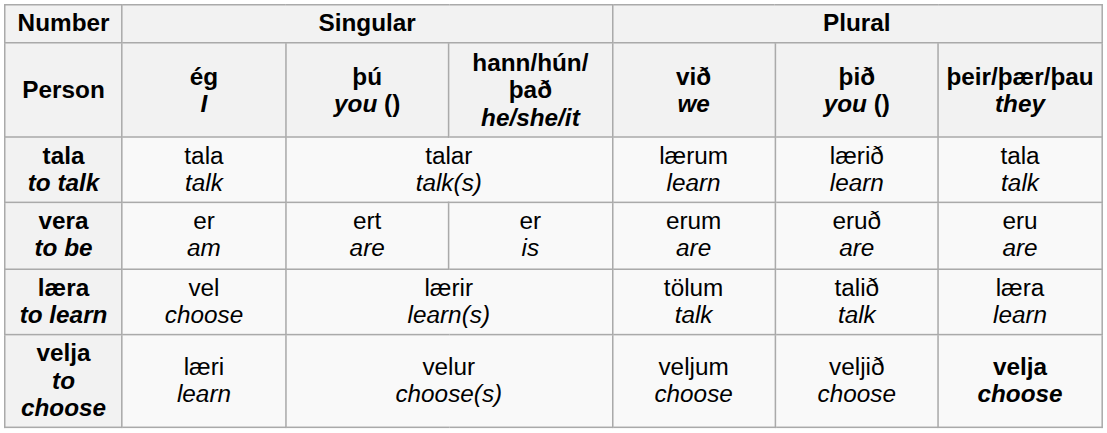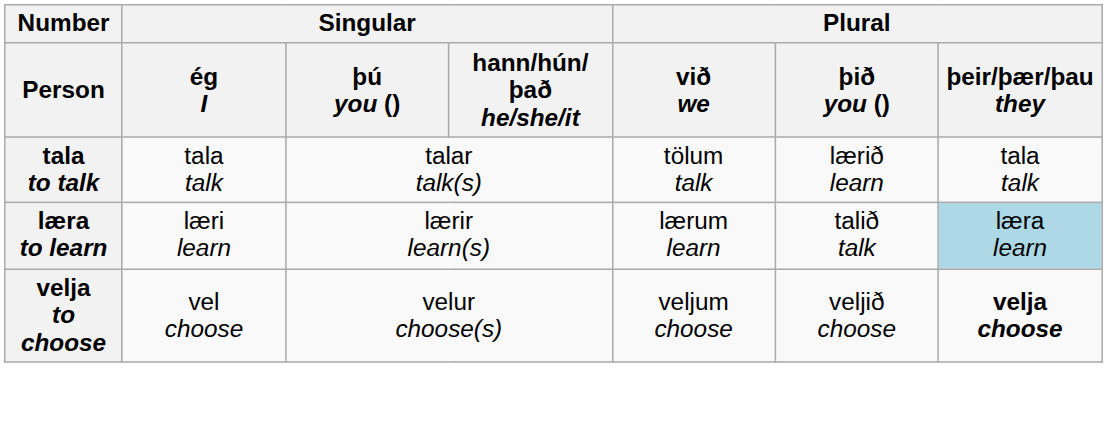(694, 169) lærum learn -> (694, 169) tölum talk
- row: (64, 235)
(204, 301) vel choose -> (204, 235) læri learn
(694, 301) tölum talk -> (694, 235) lærum learn
(1020, 301) no background -> (1020, 235) lightblue background
(204, 380) læri learn -> (204, 314) vel choose
